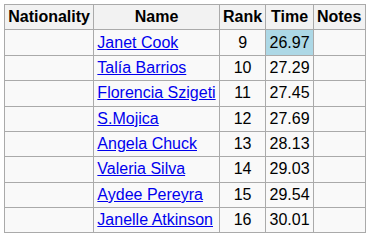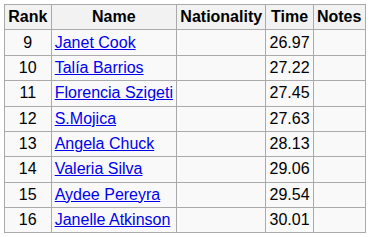columns swapped: (243, 17) <-> (49, 17)
(290, 42) lightblue background -> (290, 42) no background
(290, 67) 27.29 -> (290, 67) 27.22
(290, 118) 27.69 -> (290, 118) 27.63
(290, 169) 29.03 -> (290, 169) 29.06
